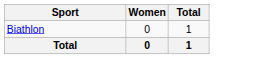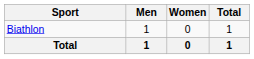+ column: (146, 12)
